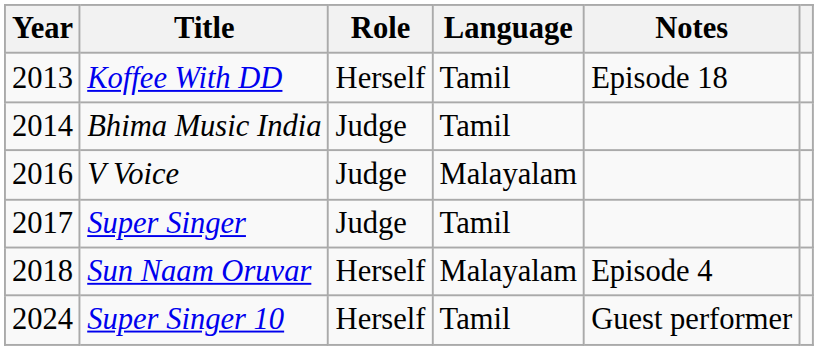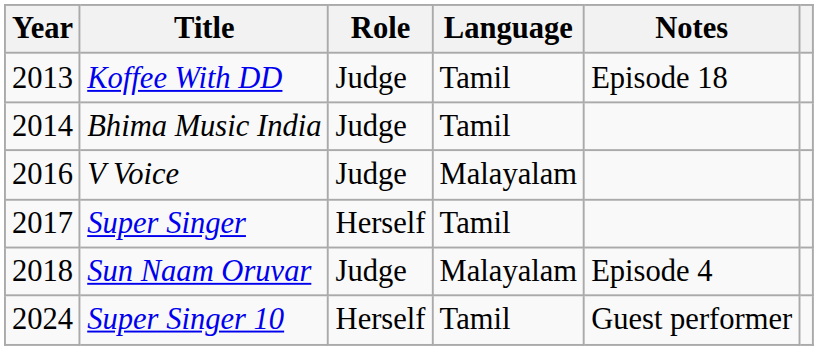(381, 77) Herself -> (371, 77) Judge
(371, 222) Judge -> (381, 222) Herself
(381, 271) Herself -> (371, 271) Judge
